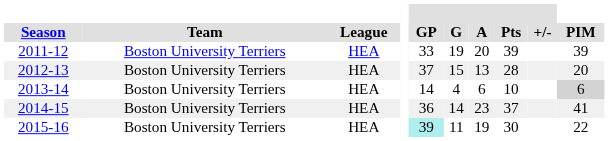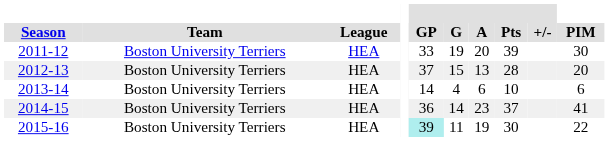(581, 51) 39 -> (581, 51) 30
(581, 89) lightgrey background -> (581, 89) no background
